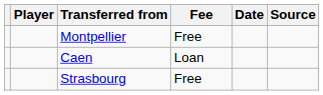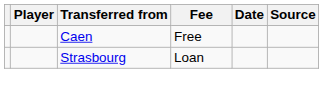- row: (93, 36)
(189, 57) Loan -> (188, 36) Free
(188, 79) Free -> (189, 57) Loan
